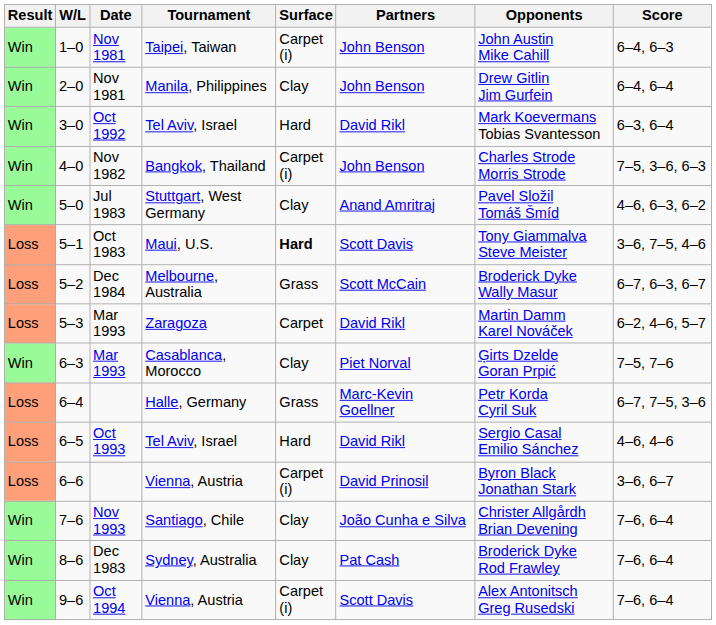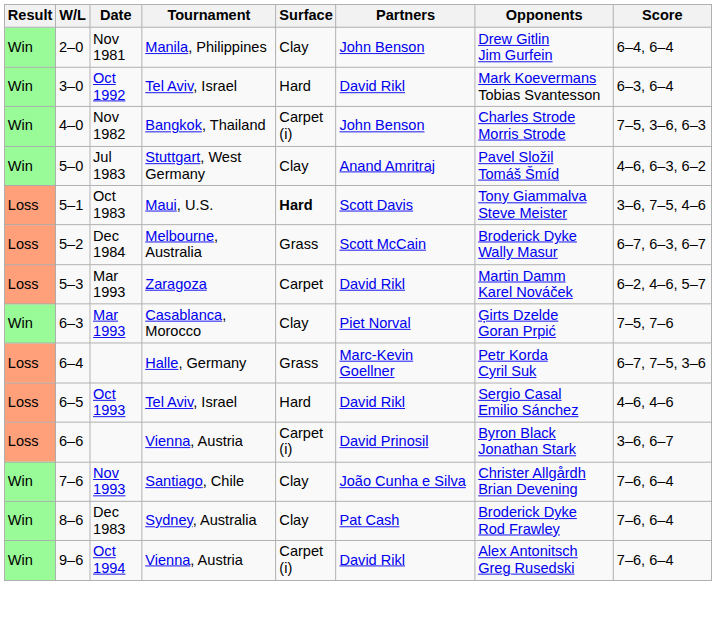- row: (71, 47)
(376, 599) Scott Davis -> (372, 560) David Rikl
